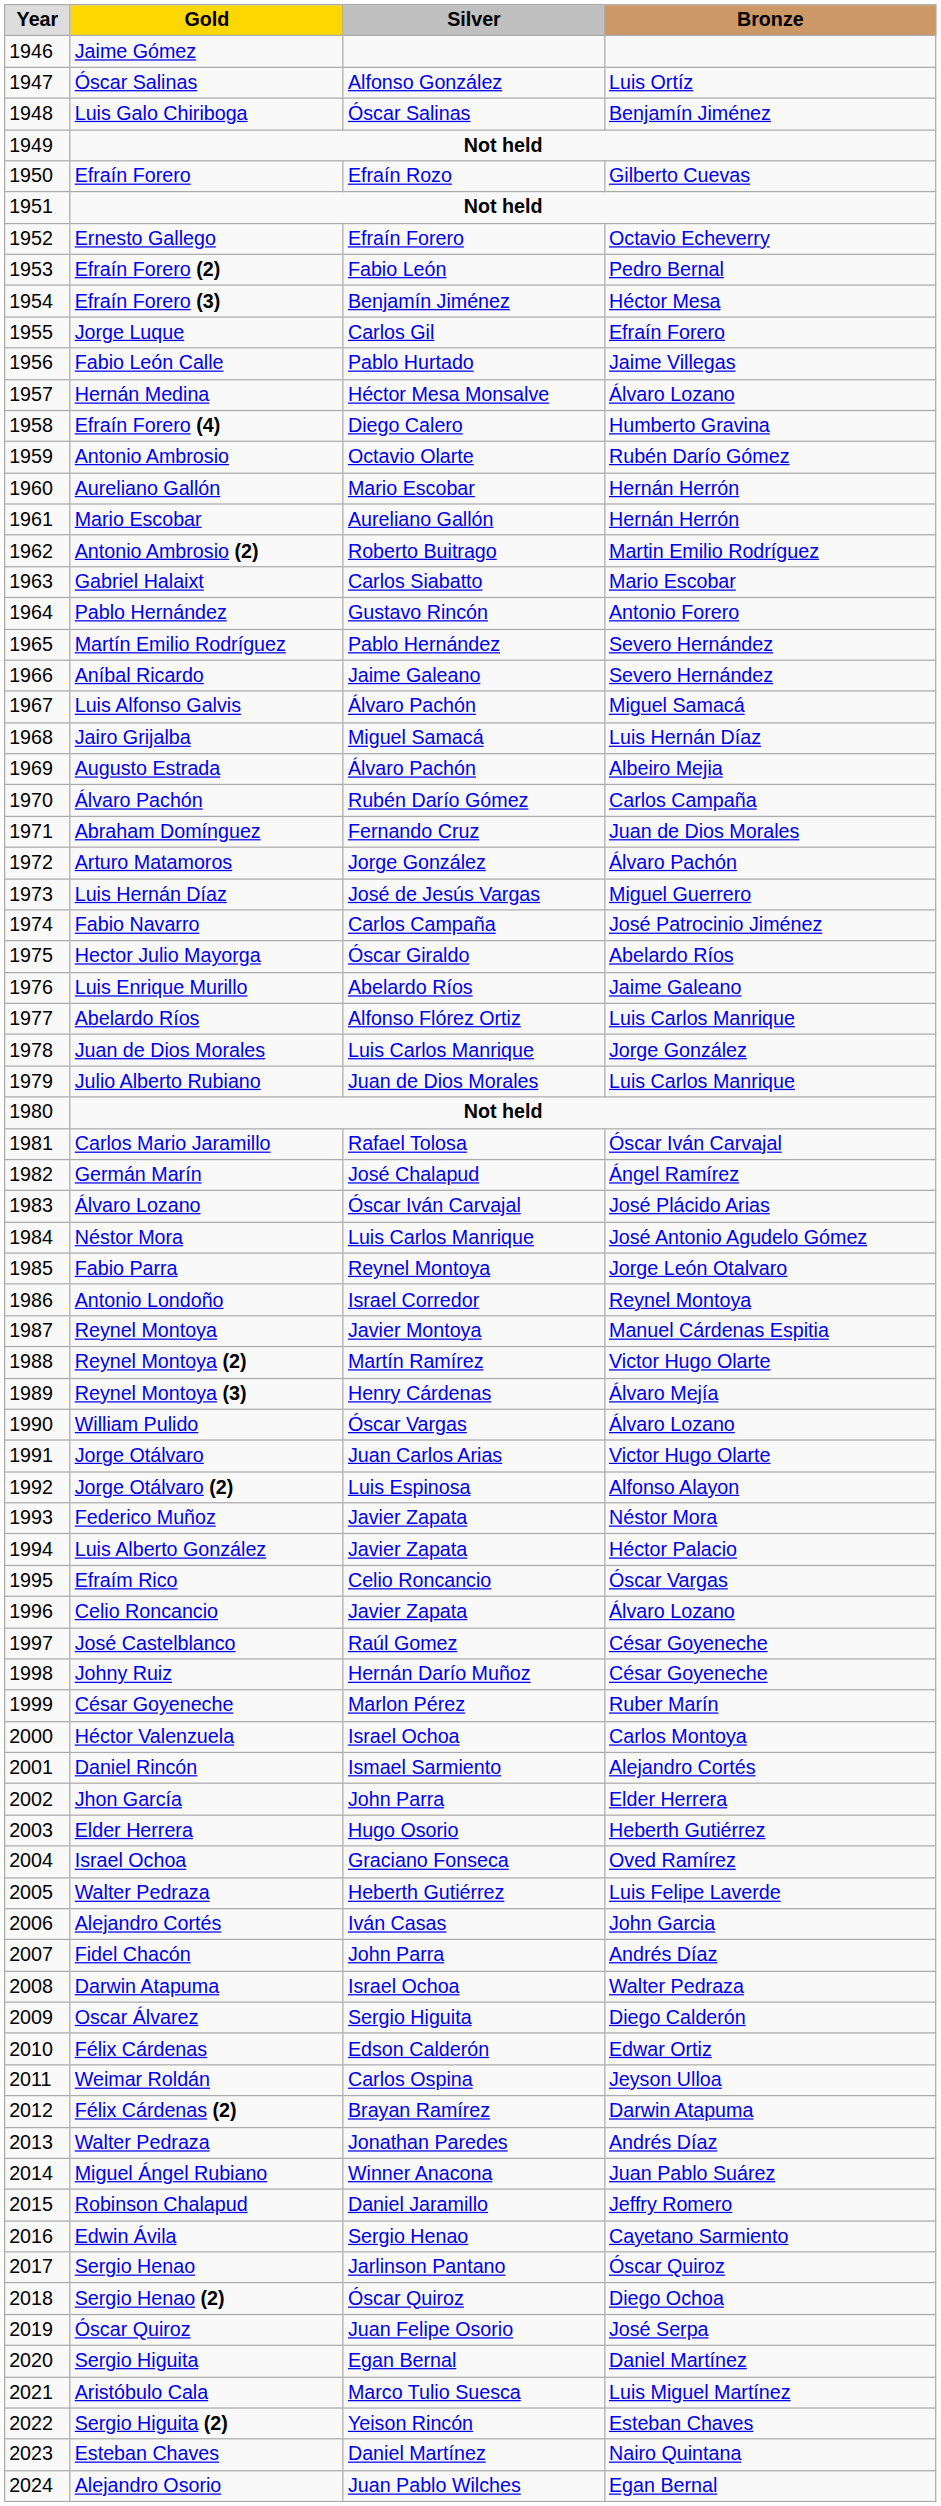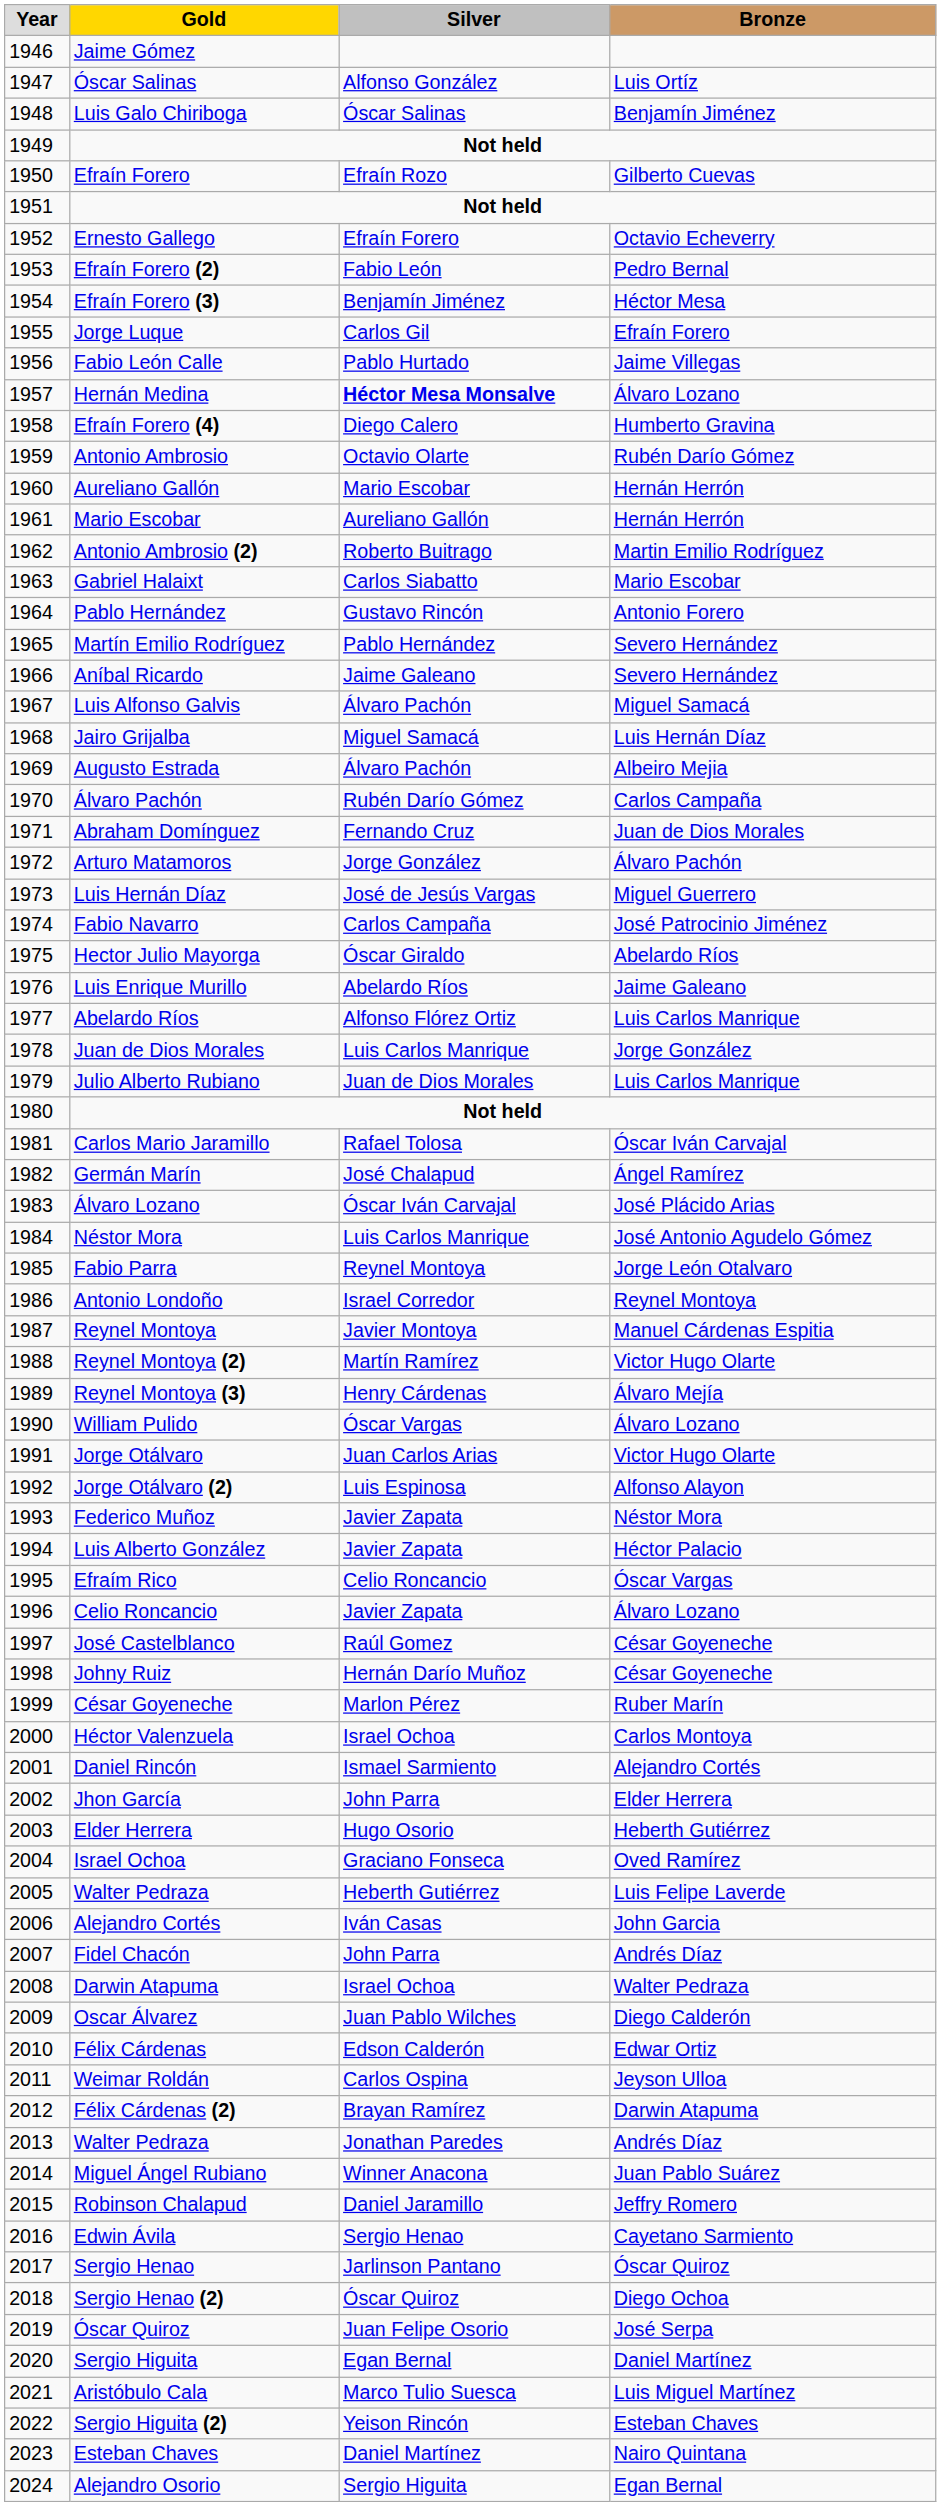(449, 394) normal -> (449, 394) bold
(410, 2017) Sergio Higuita -> (430, 2017) Juan Pablo Wilches
(434, 2485) Juan Pablo Wilches -> (405, 2485) Sergio Higuita
